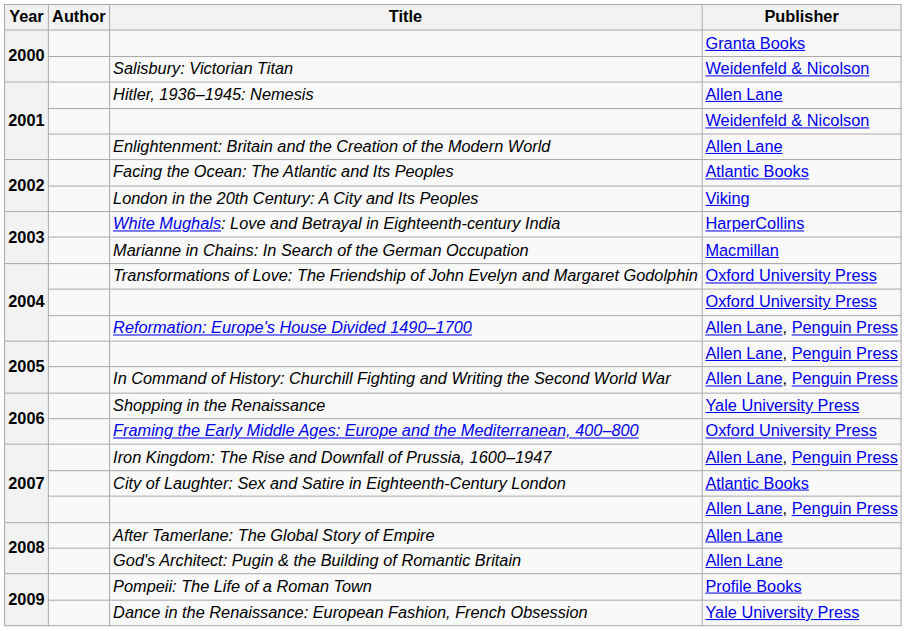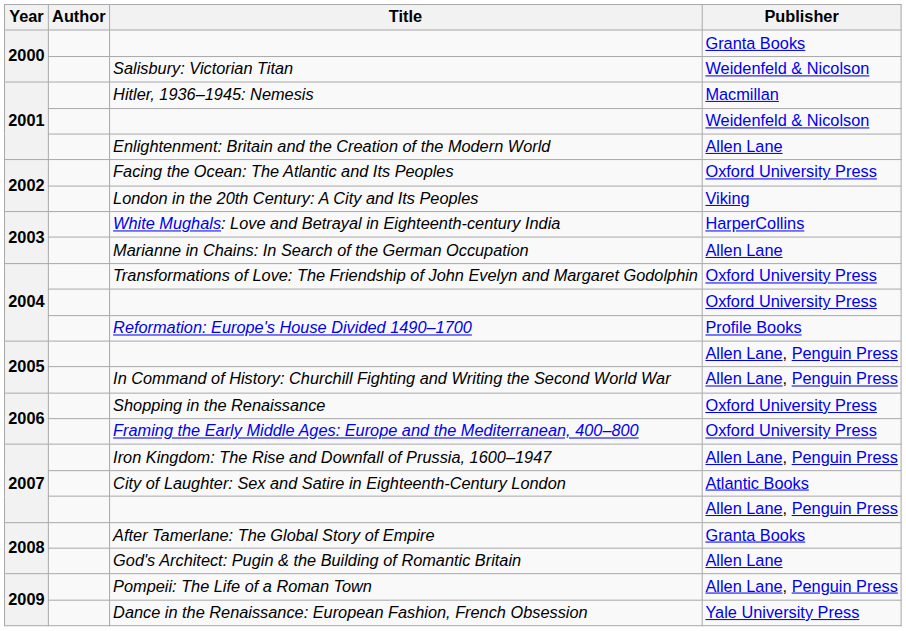(744, 95) Allen Lane -> (742, 95) Macmillan
(757, 172) Atlantic Books -> (791, 172) Oxford University Press
(742, 250) Macmillan -> (744, 250) Allen Lane
(802, 328) Allen Lane, Penguin Press -> (754, 328) Profile Books
(782, 405) Yale University Press -> (791, 405) Oxford University Press
(744, 535) Allen Lane -> (755, 535) Granta Books
(754, 586) Profile Books -> (802, 586) Allen Lane, Penguin Press
